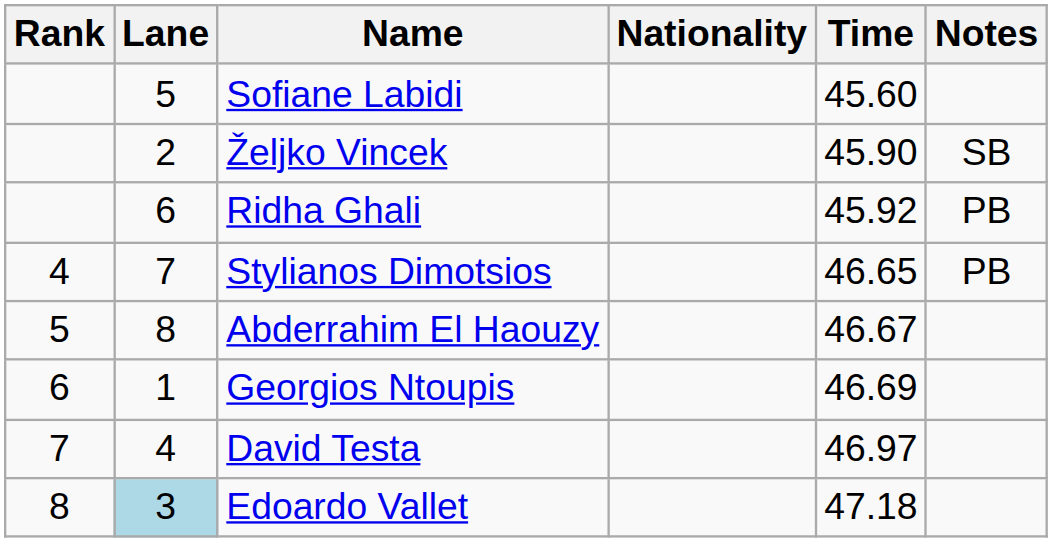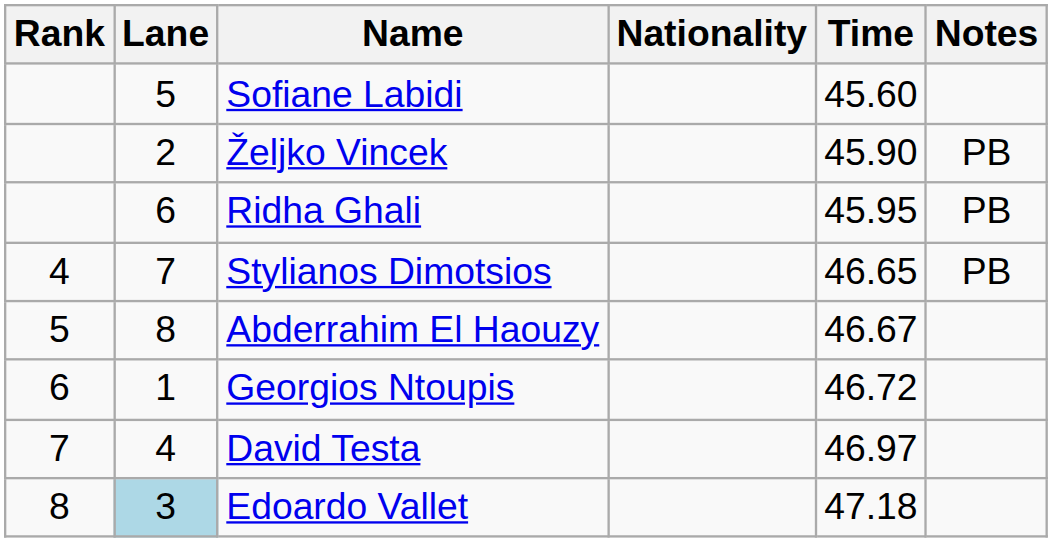(986, 152) SB -> (986, 152) PB
(871, 211) 45.92 -> (871, 211) 45.95
(871, 388) 46.69 -> (871, 388) 46.72
